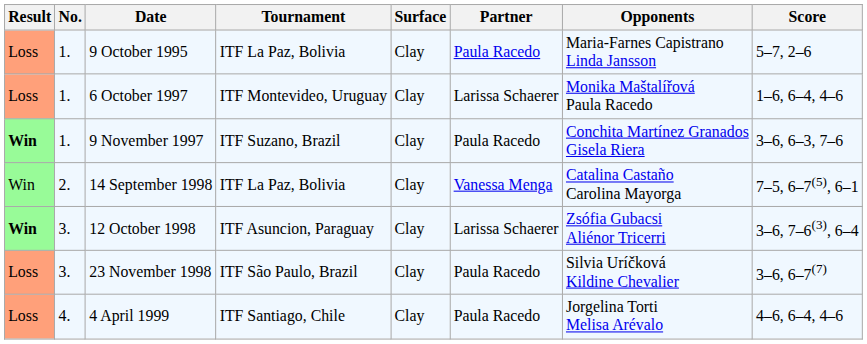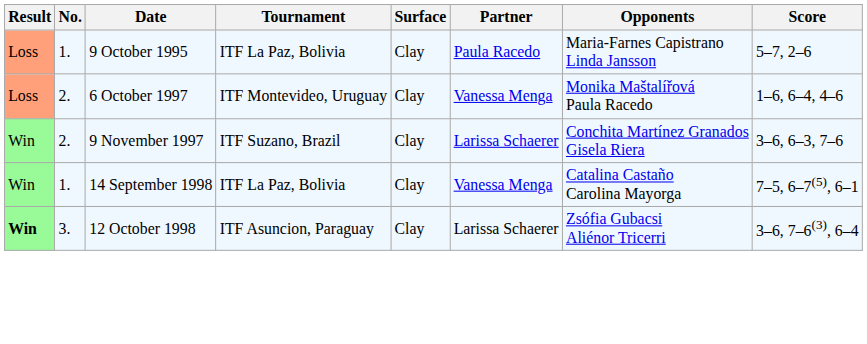(65, 95) 1. -> (65, 95) 2.
(506, 95) Larissa Schaerer -> (503, 95) Vanessa Menga
(23, 139) bold -> (21, 139) normal
(65, 139) 1. -> (65, 139) 2.
(497, 139) Paula Racedo -> (506, 139) Larissa Schaerer
(65, 183) 2. -> (65, 183) 1.
- row: (150, 271)
- row: (129, 316)
